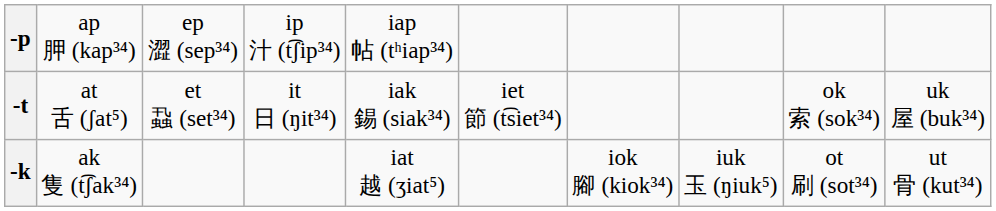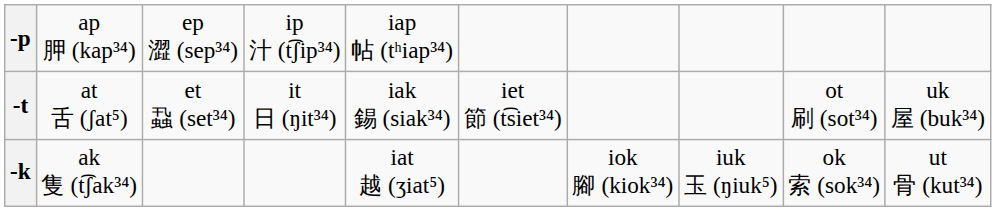(834, 103) ok 索 (sok³⁴) -> (834, 103) ot 刷 (sot³⁴)
(834, 171) ot 刷 (sot³⁴) -> (834, 171) ok 索 (sok³⁴)
